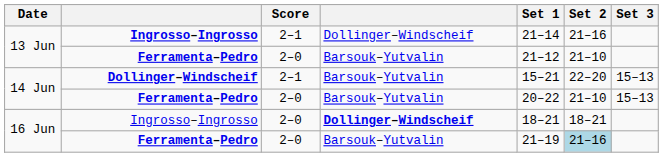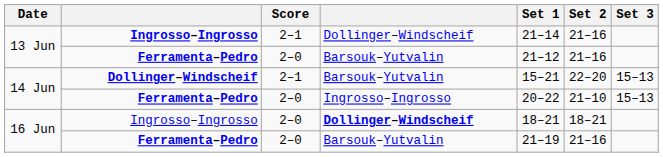(588, 57) 21–10 -> (588, 57) 21–16
(383, 99) Barsouk–Yutvalin -> (387, 99) Ingrosso–Ingrosso
(588, 141) lightblue background -> (588, 141) no background
